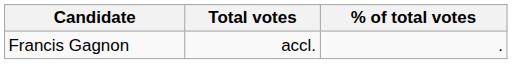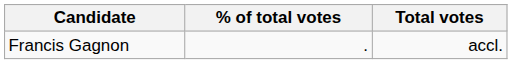columns swapped: (252, 17) <-> (413, 17)
